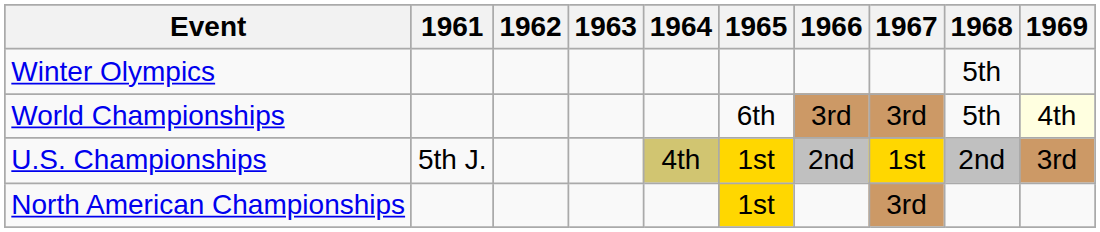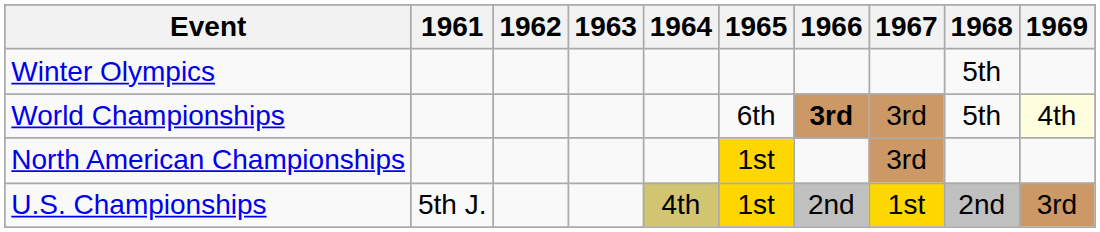(831, 115) normal -> (831, 115) bold
rows swapped: (208, 204) <-> (139, 159)
